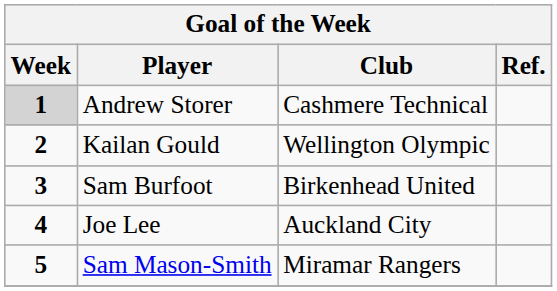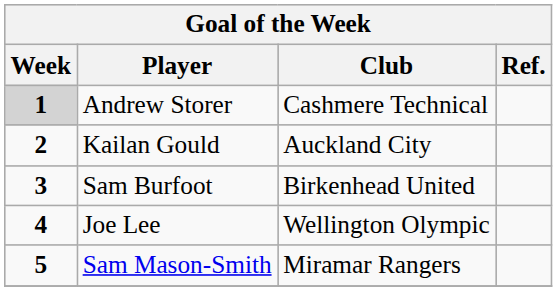(386, 144) Wellington Olympic -> (357, 144) Auckland City
(357, 225) Auckland City -> (386, 225) Wellington Olympic
